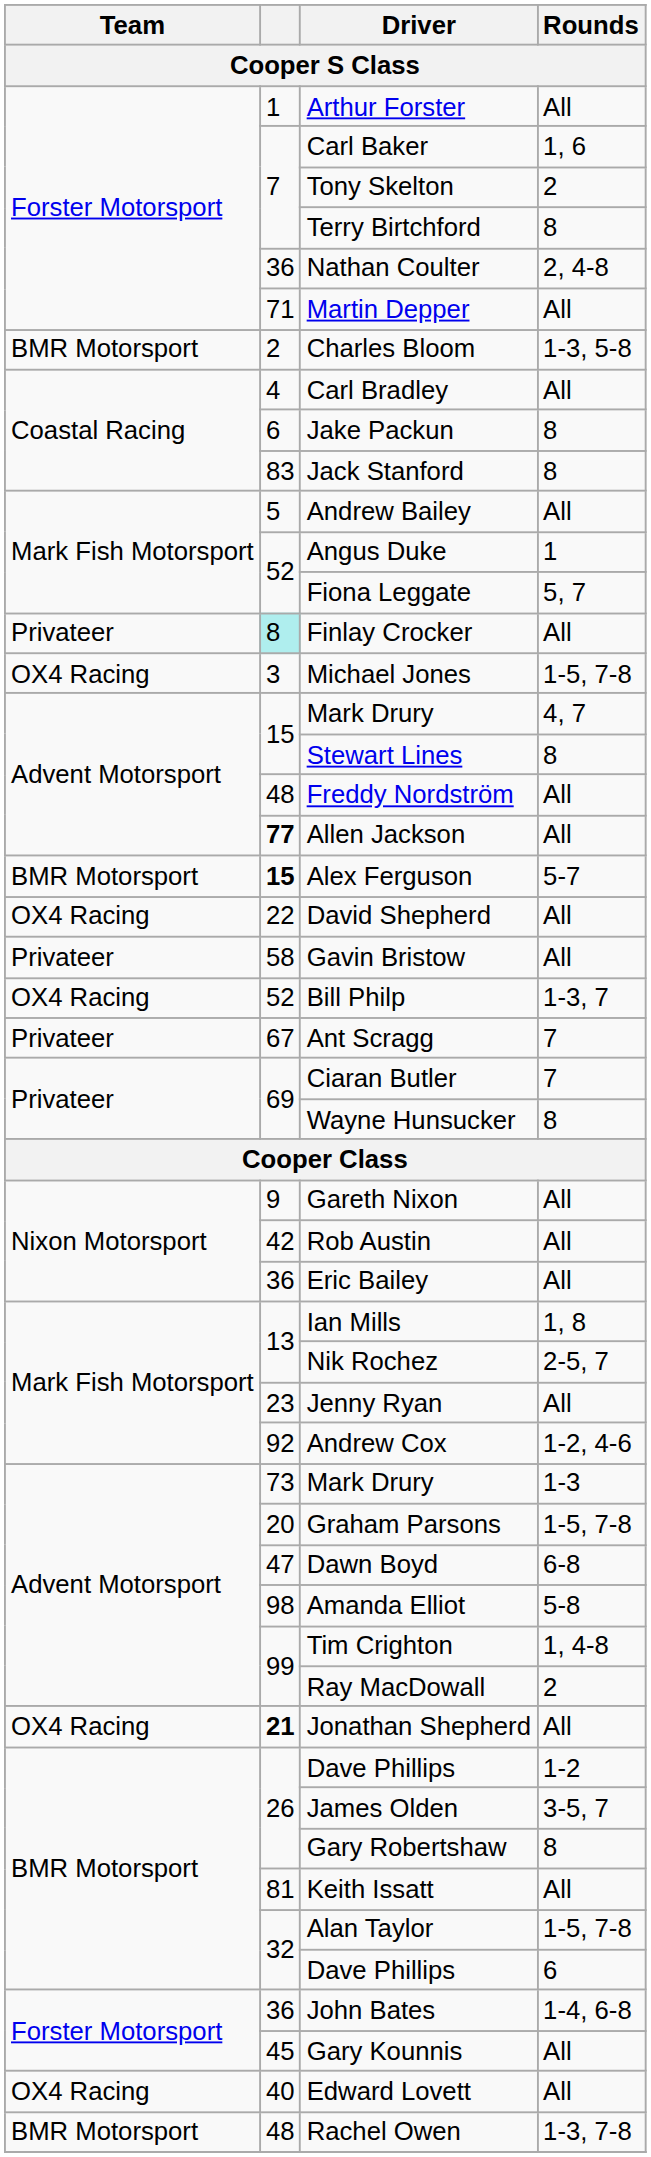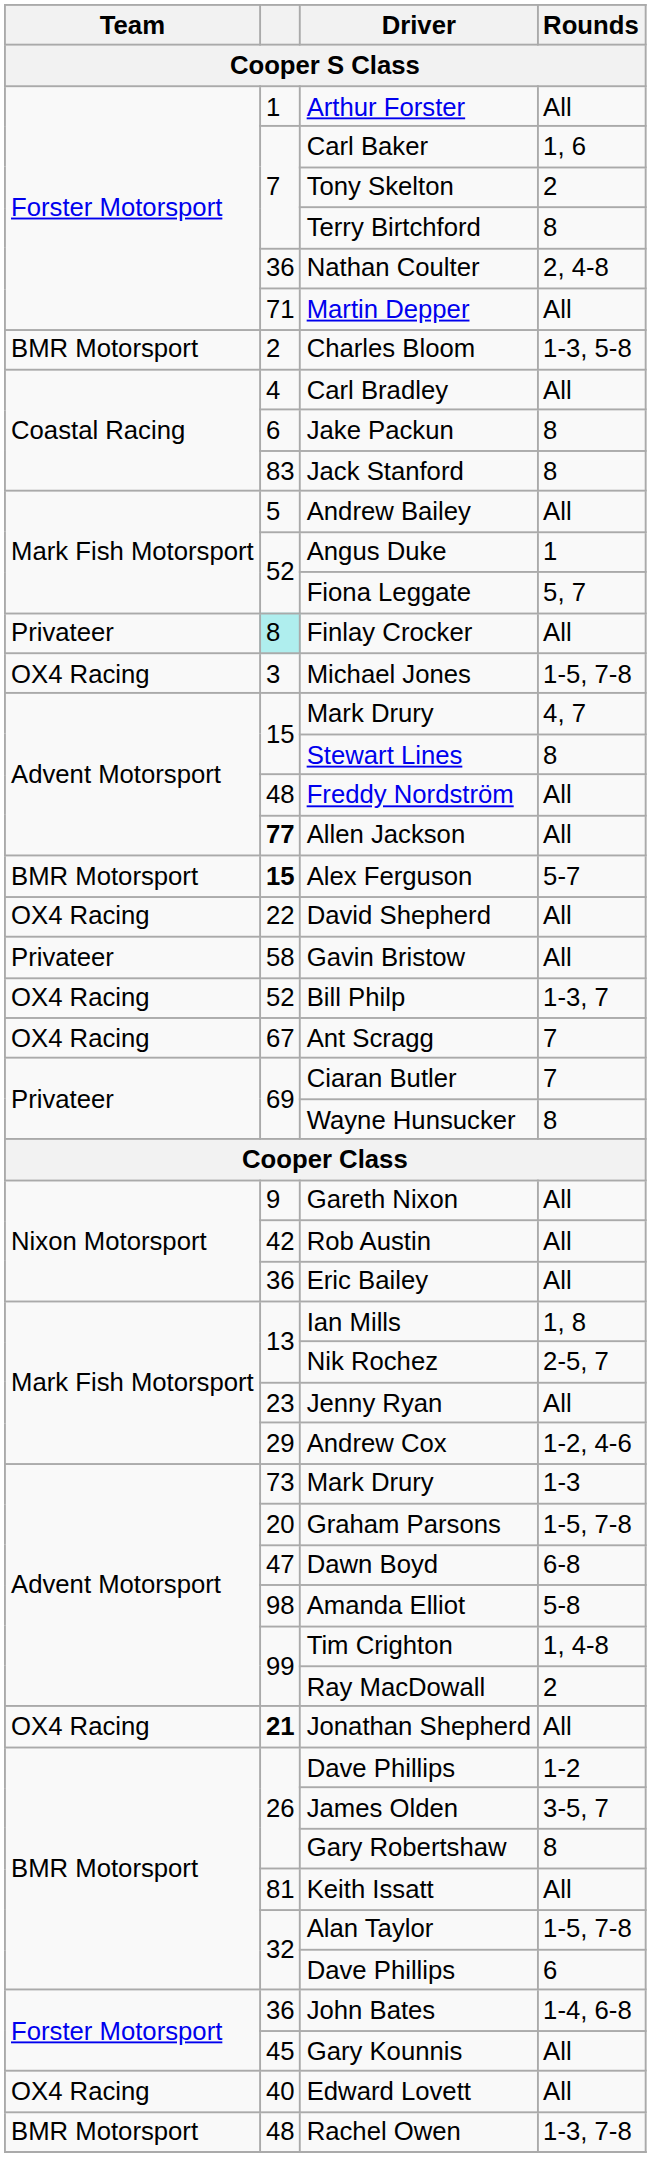(62, 1038) Privateer -> (80, 1038) OX4 Racing
(280, 1443) 92 -> (280, 1443) 29
